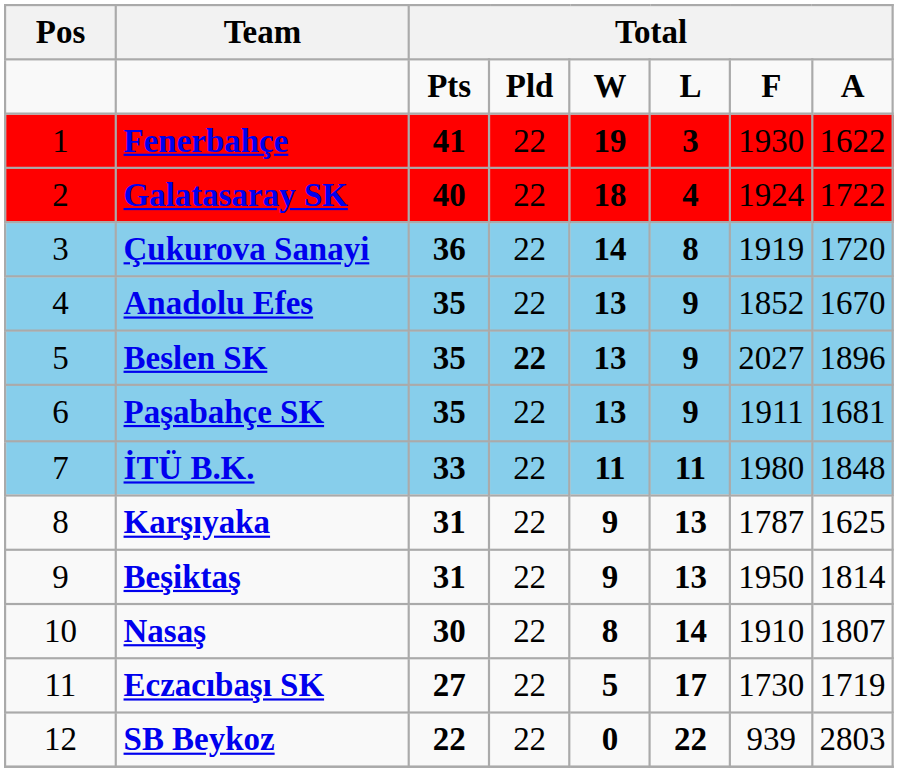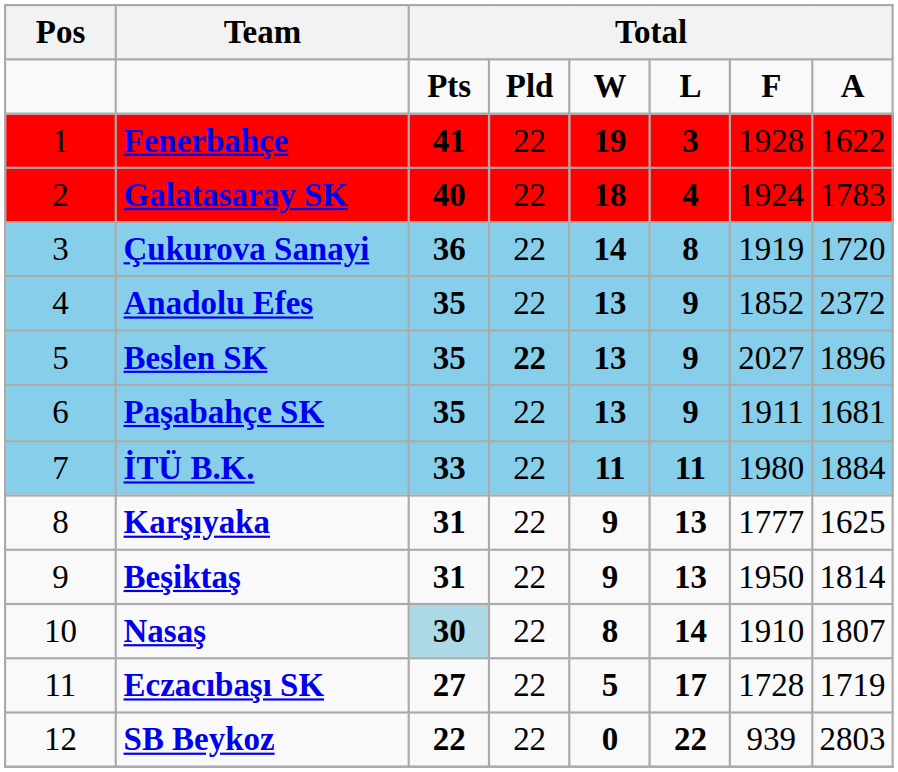(771, 140) 1930 -> (771, 140) 1928
(853, 195) 1722 -> (853, 195) 1783
(853, 303) 1670 -> (853, 303) 2372
(853, 466) 1848 -> (853, 466) 1884
(771, 521) 1787 -> (771, 521) 1777
(449, 630) no background -> (449, 630) lightblue background
(771, 684) 1730 -> (771, 684) 1728
